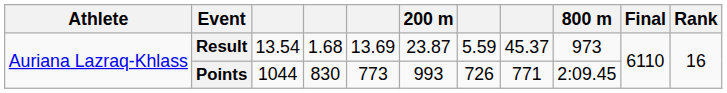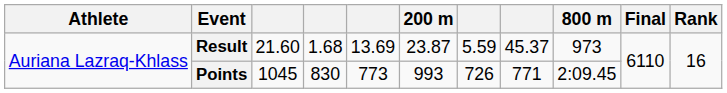(278, 47) 13.54 -> (278, 47) 21.60
(278, 75) 1044 -> (278, 75) 1045
